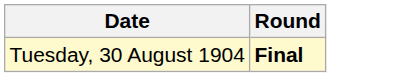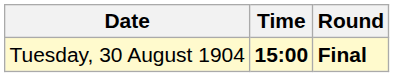+ column: (281, 21)
